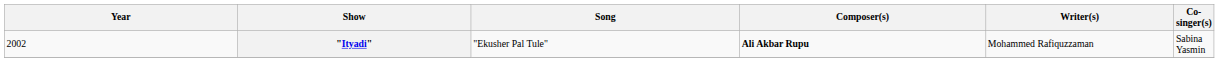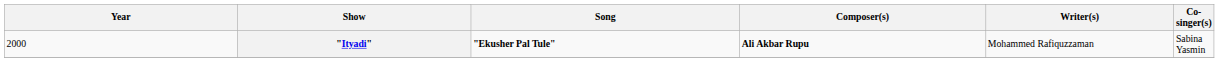(16, 44) 2002 -> (16, 44) 2000
(511, 44) normal -> (514, 44) bold
